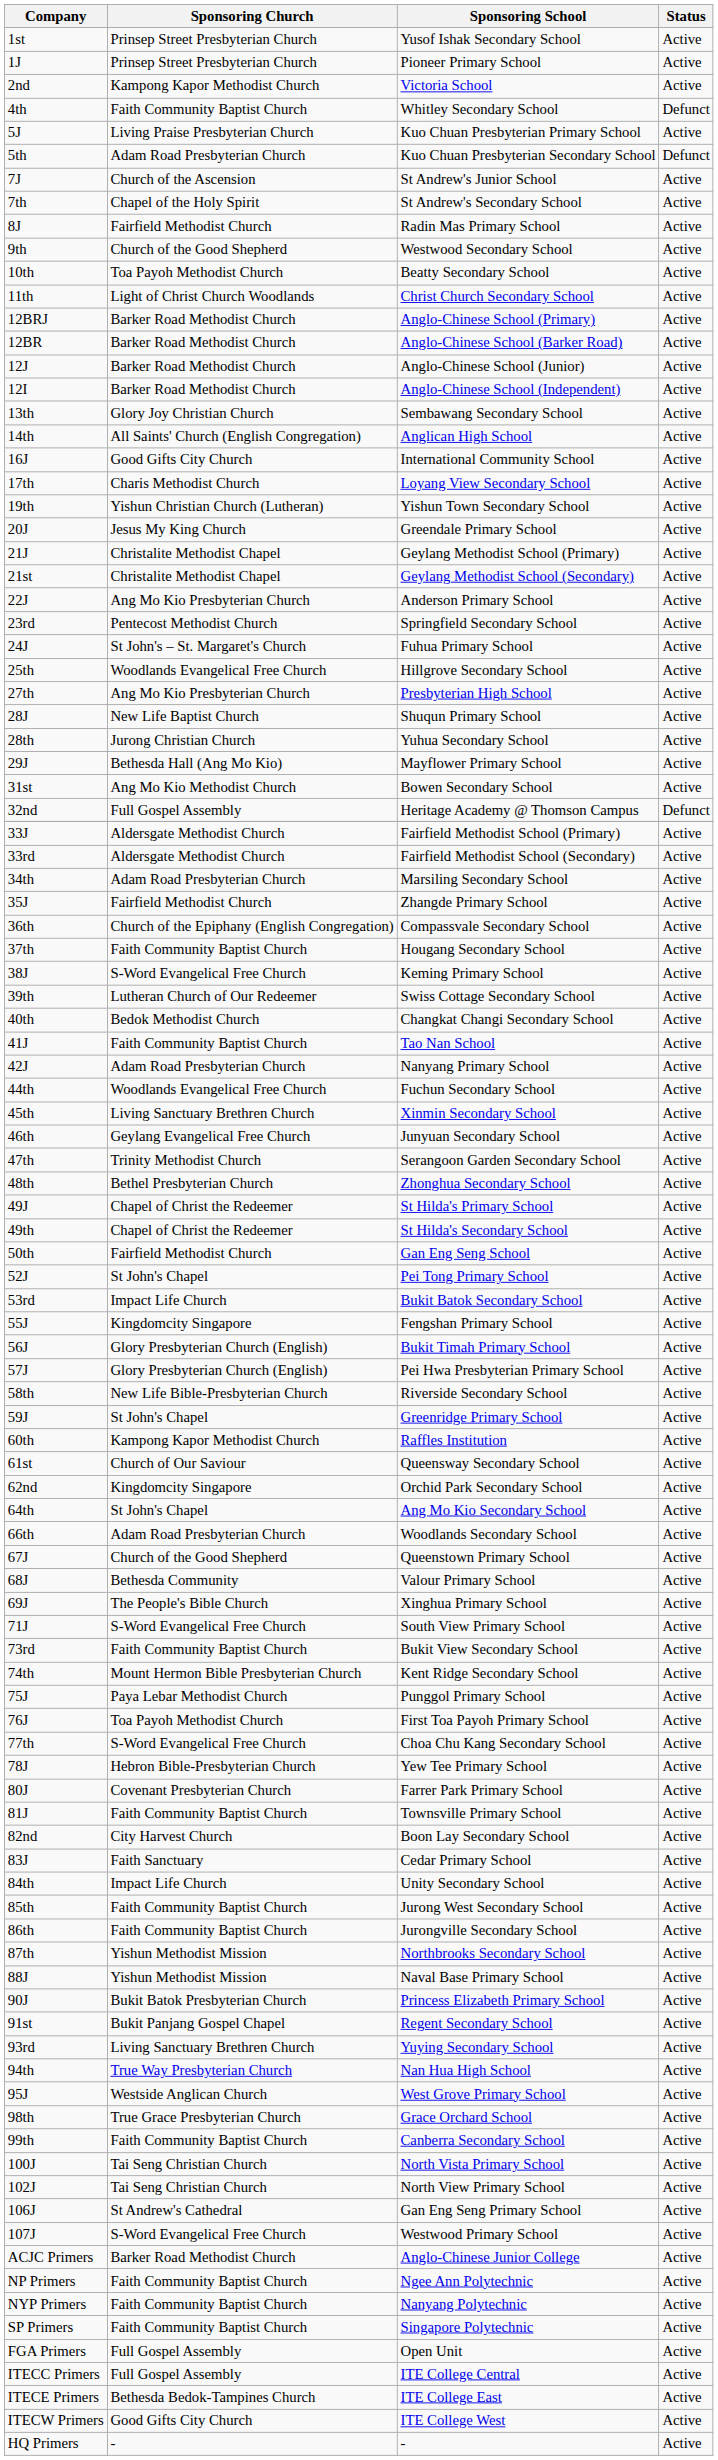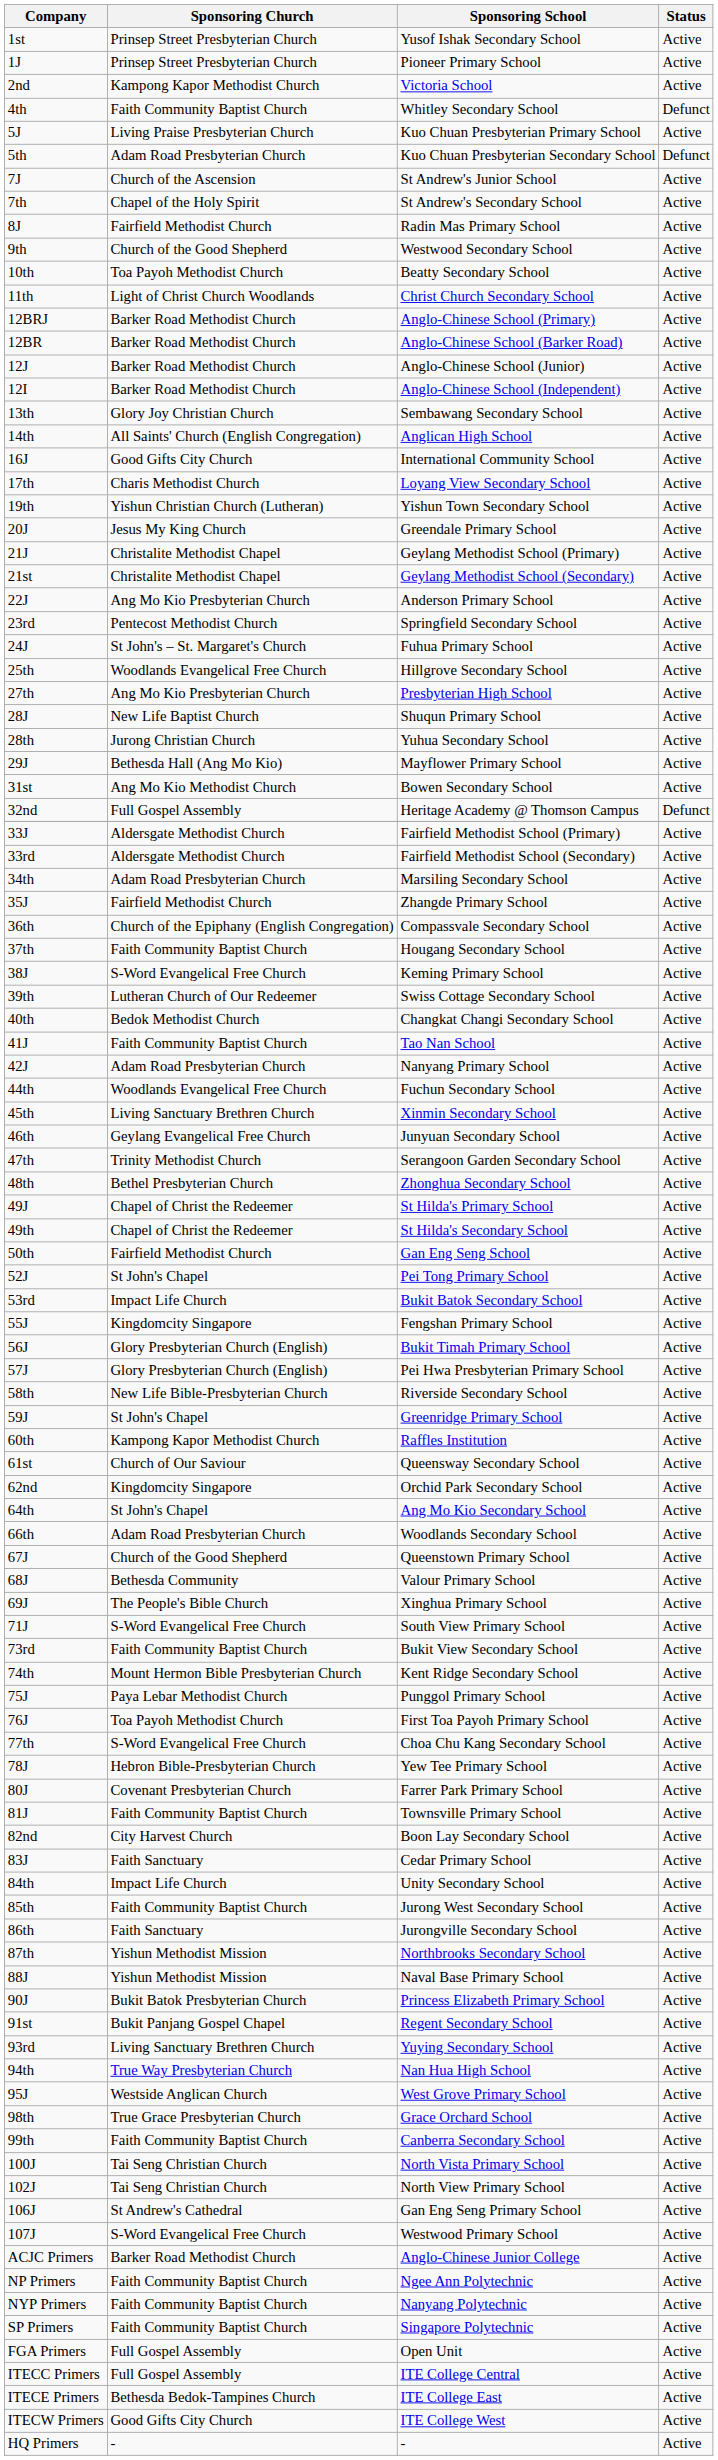(209, 1930) Faith Community Baptist Church -> (157, 1930) Faith Sanctuary
